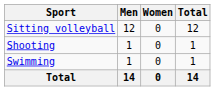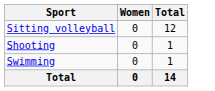- column: (129, 13)
